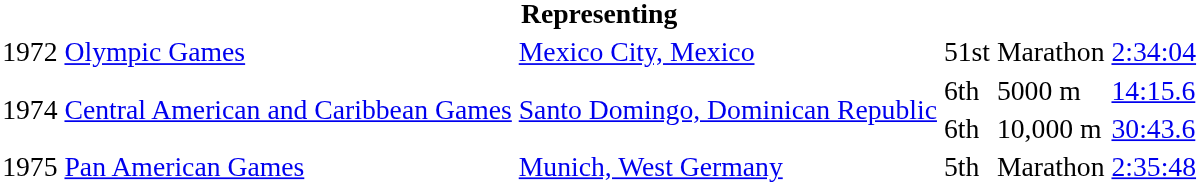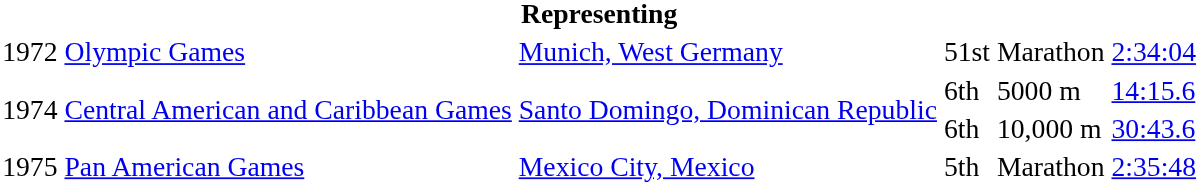(637, 52) Mexico City, Mexico -> (651, 52) Munich, West Germany
(651, 166) Munich, West Germany -> (637, 166) Mexico City, Mexico
